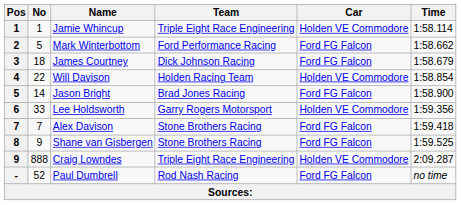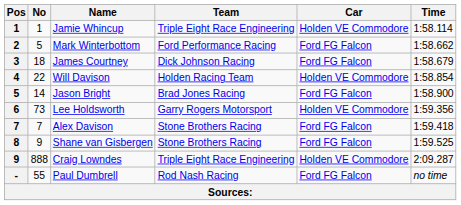(39, 110) 33 -> (39, 110) 73
(39, 175) 52 -> (39, 175) 55
